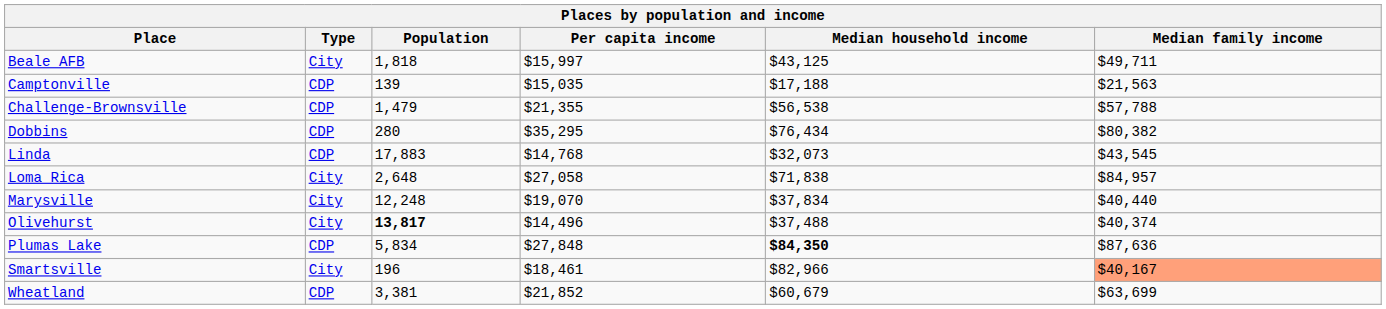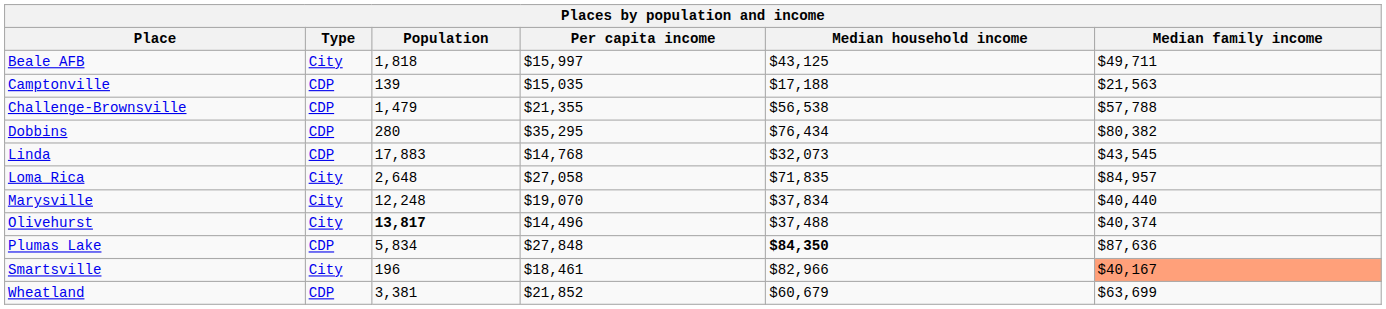(799, 178) $71,838 -> (799, 178) $71,835
